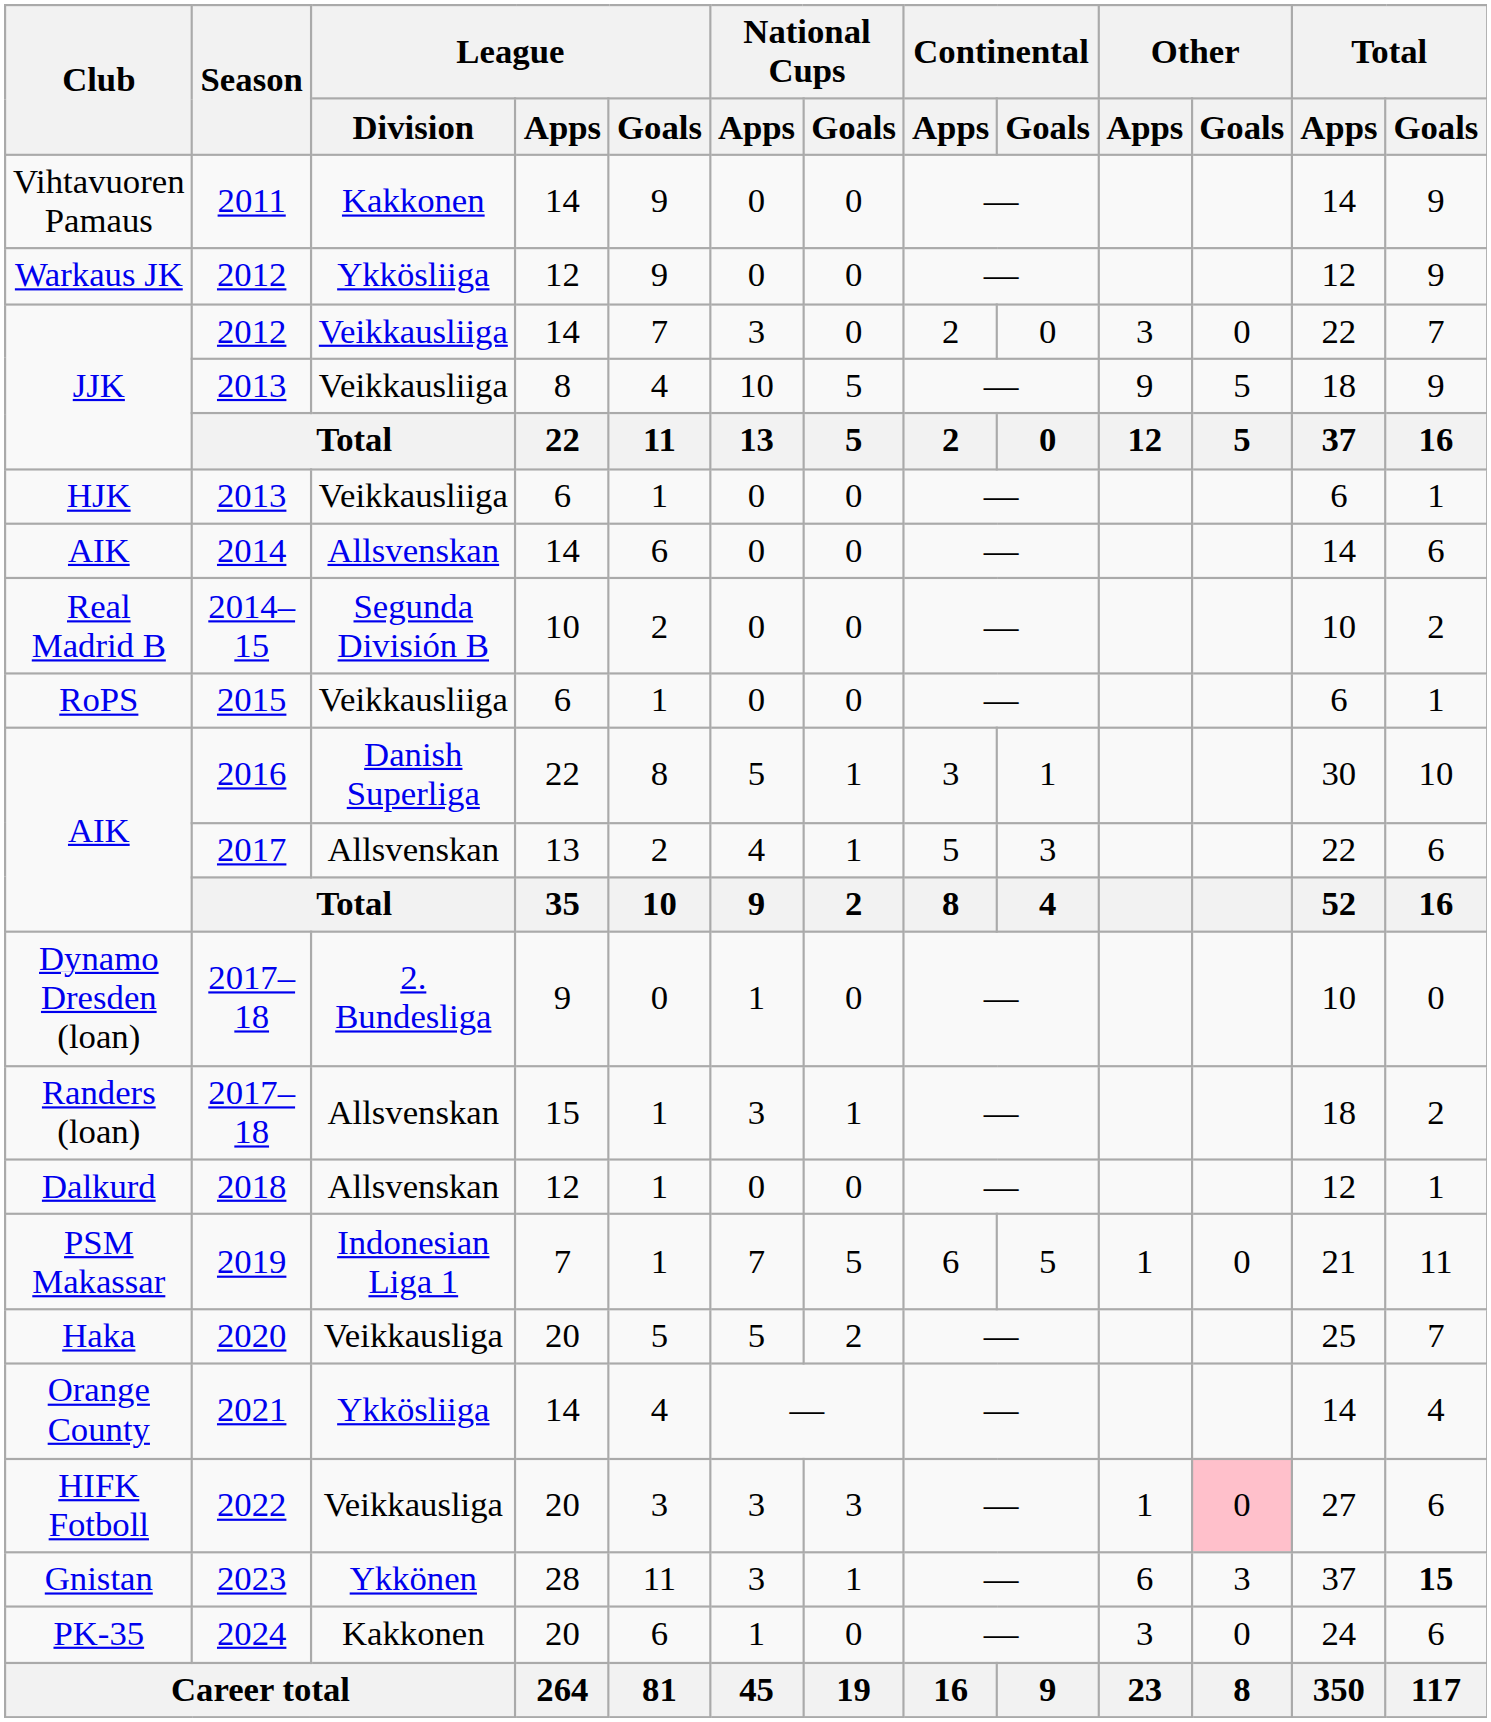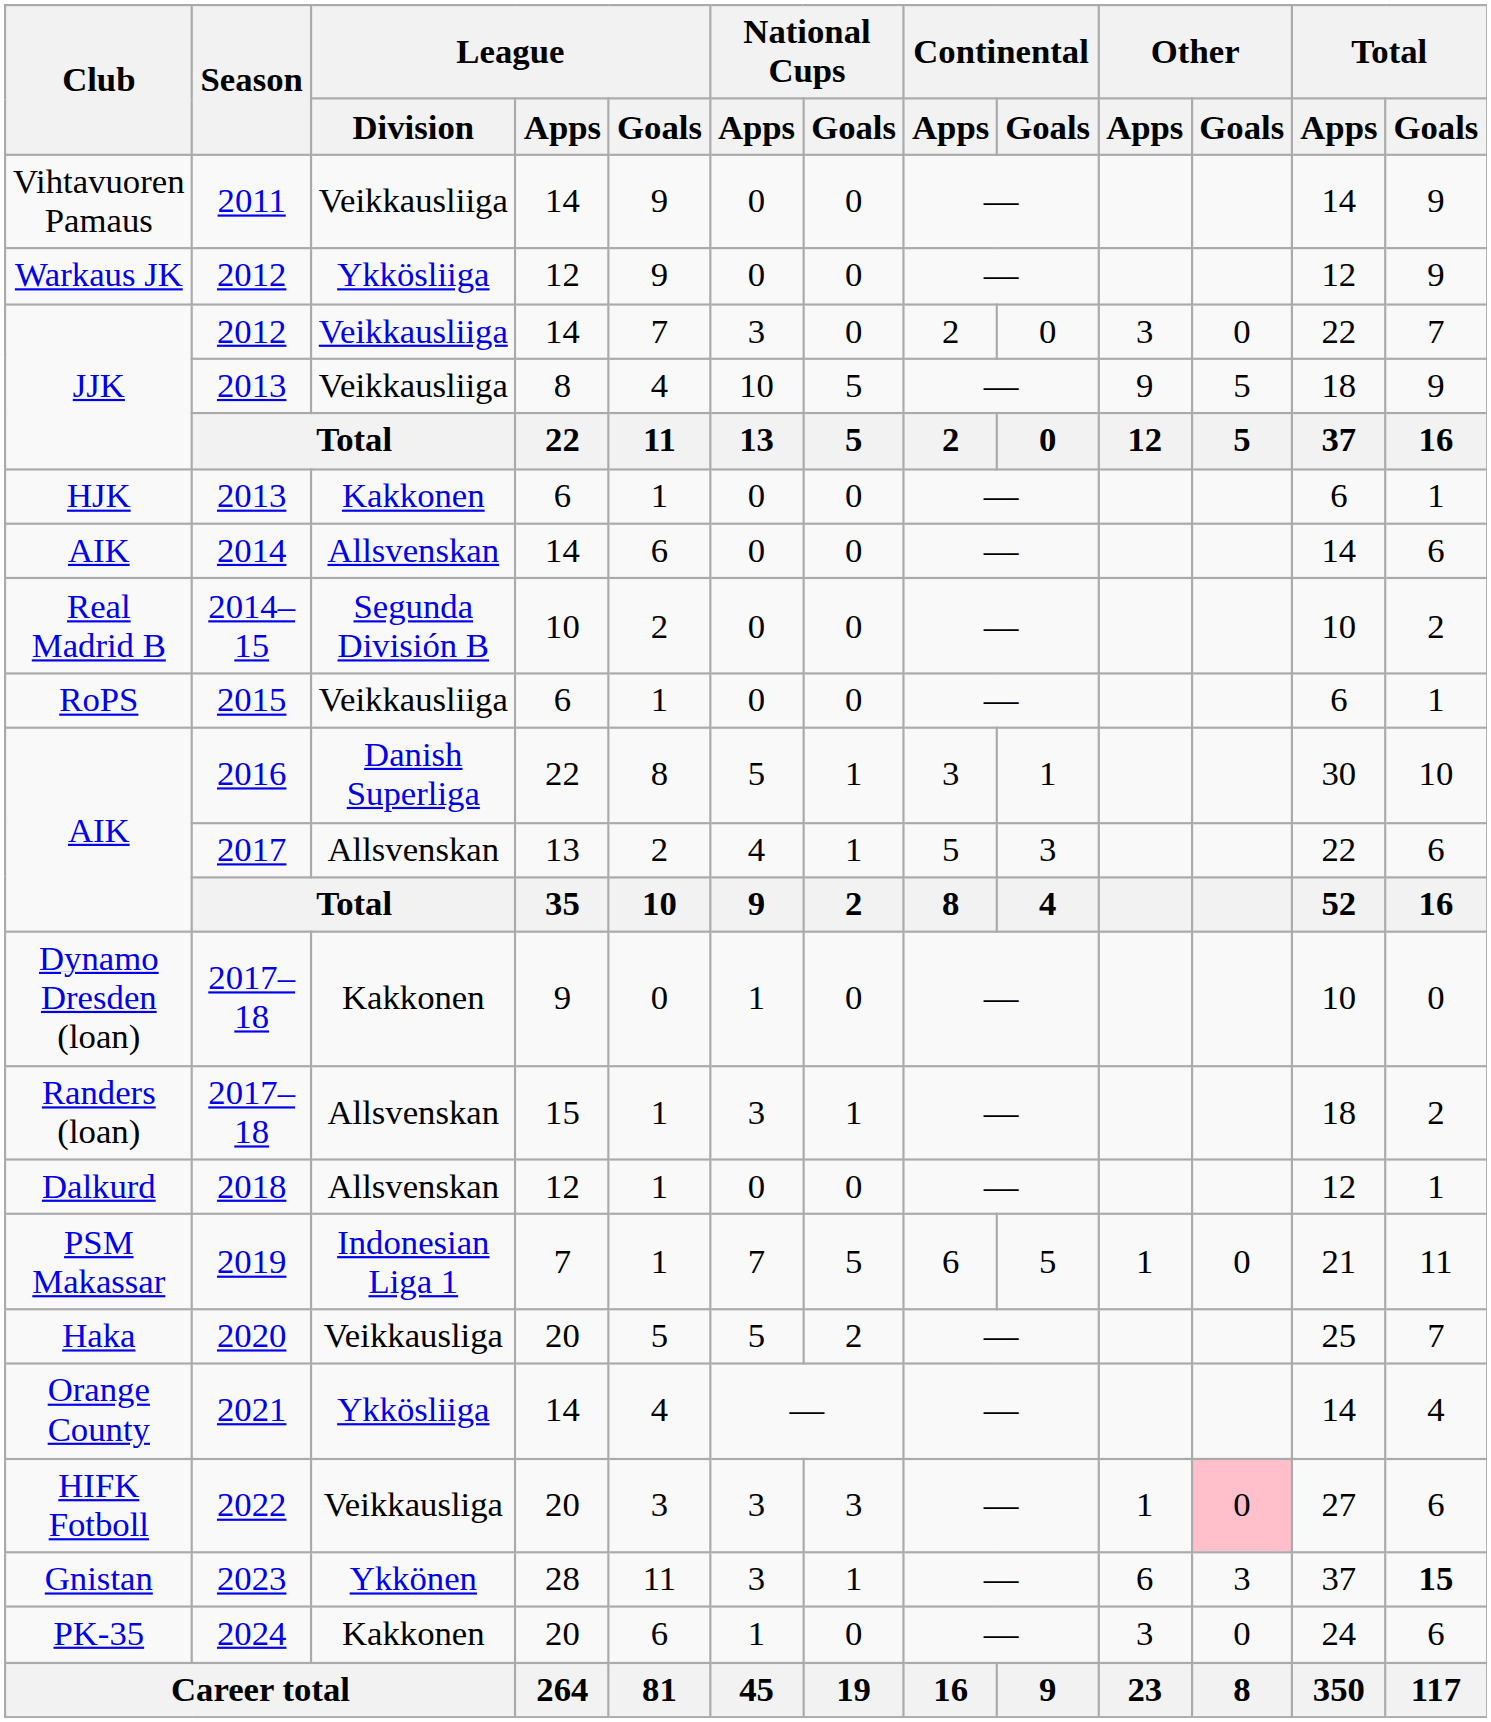(413, 200) Kakkonen -> (413, 200) Veikkausliiga
(413, 495) Veikkausliiga -> (413, 495) Kakkonen
(413, 998) 2. Bundesliga -> (413, 998) Kakkonen
